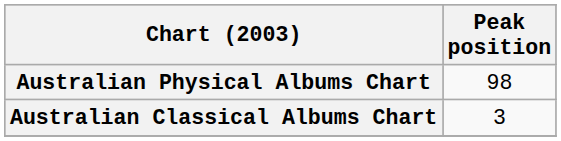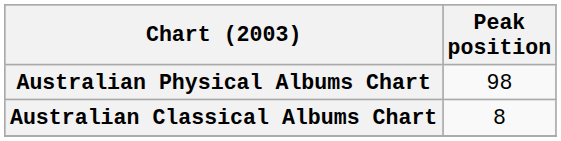(499, 118) 3 -> (499, 118) 8
